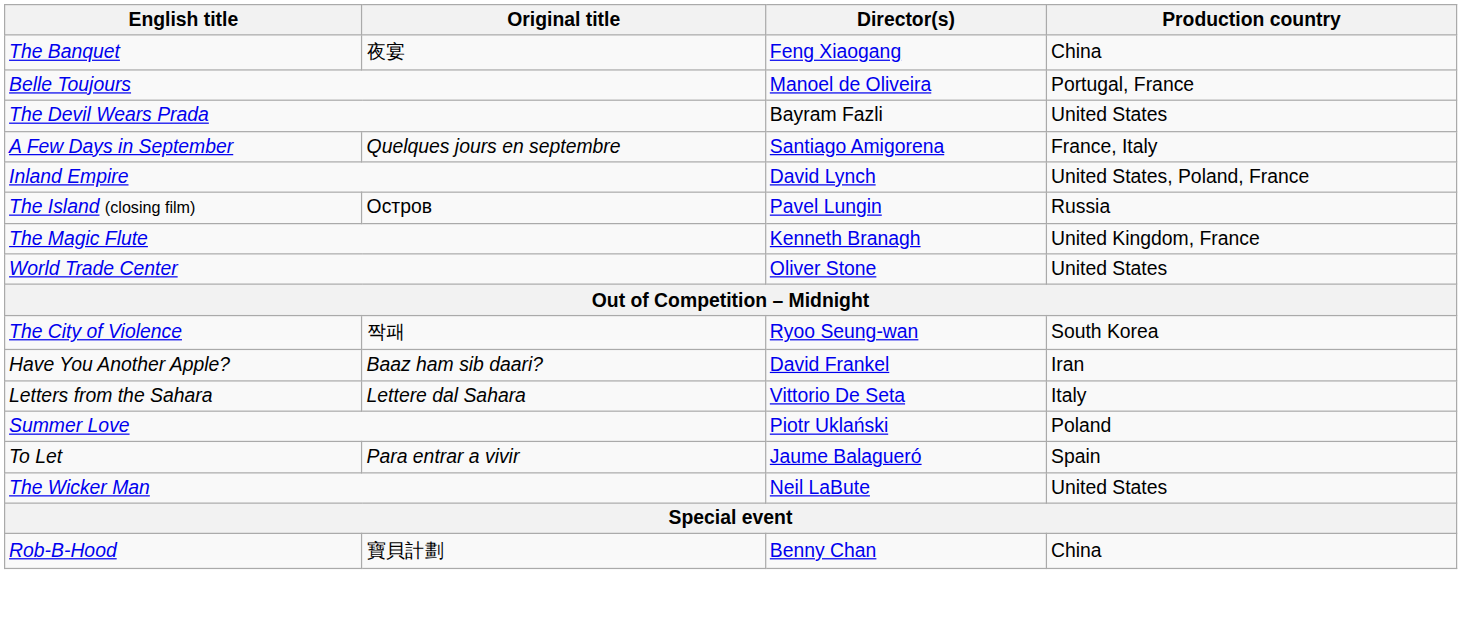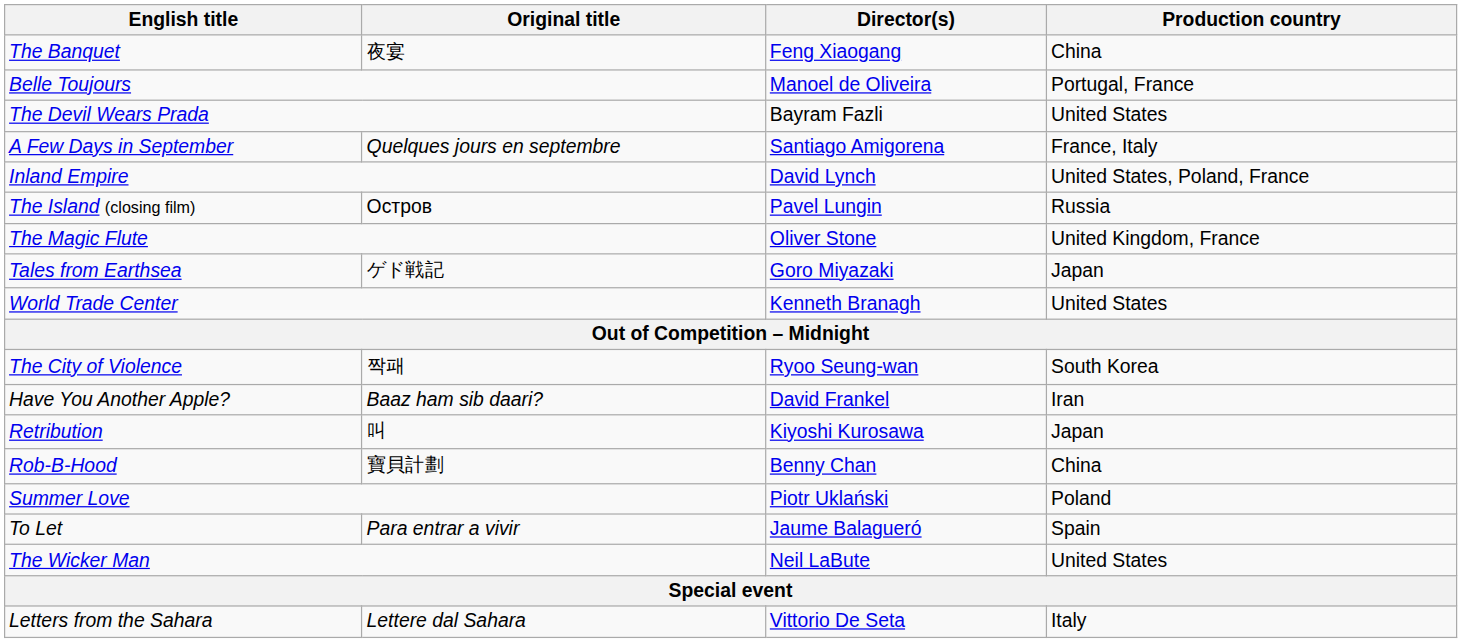(845, 238) Kenneth Branagh -> (823, 238) Oliver Stone
+ row: (95, 270)
(823, 269) Oliver Stone -> (845, 303) Kenneth Branagh
+ row: (56, 431)
rows swapped: (63, 550) <-> (111, 395)
